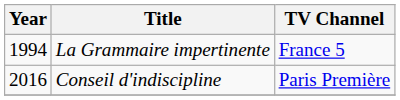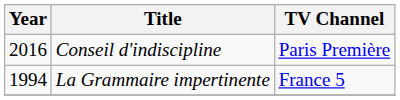rows swapped: (163, 49) <-> (139, 79)
